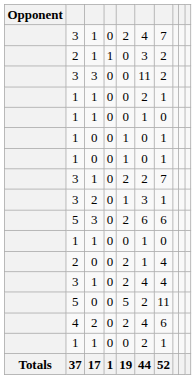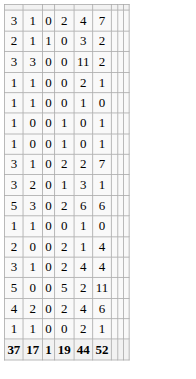- column: (35, 14)
